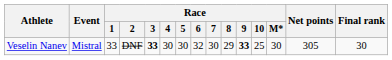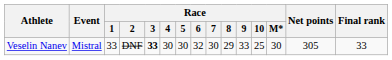(244, 46) bold -> (244, 46) normal
(362, 46) 30 -> (362, 46) 33
